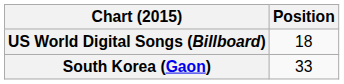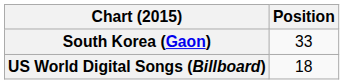rows swapped: (137, 66) <-> (137, 41)
